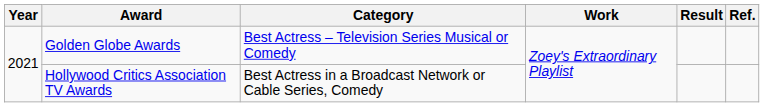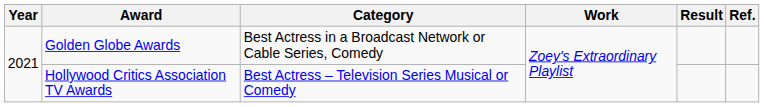(376, 45) Best Actress – Television Series Musical or Comedy -> (365, 45) Best Actress in a Broadcast Network or Cable Series, Comedy
(365, 83) Best Actress in a Broadcast Network or Cable Series, Comedy -> (376, 83) Best Actress – Television Series Musical or Comedy
